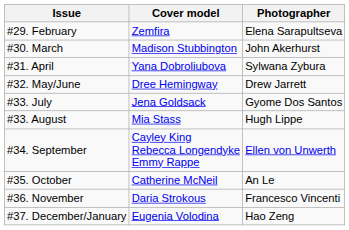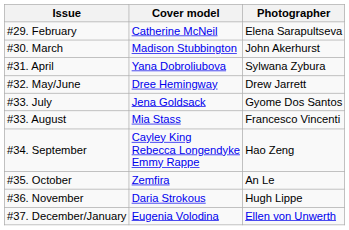(151, 31) Zemfira -> (175, 31) Catherine McNeil
(274, 119) Hugh Lippe -> (293, 119) Francesco Vincenti
(291, 150) Ellen von Unwerth -> (270, 150) Hao Zeng
(175, 180) Catherine McNeil -> (151, 180) Zemfira
(293, 198) Francesco Vincenti -> (274, 198) Hugh Lippe
(270, 216) Hao Zeng -> (291, 216) Ellen von Unwerth
